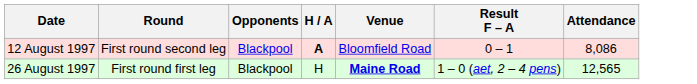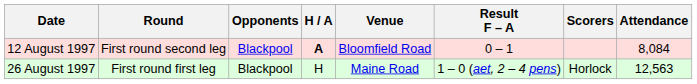+ column: (590, 21)
(601, 48) 8,086 -> (654, 48) 8,084
(385, 68) bold -> (385, 68) normal
(601, 68) 12,565 -> (654, 68) 12,563
